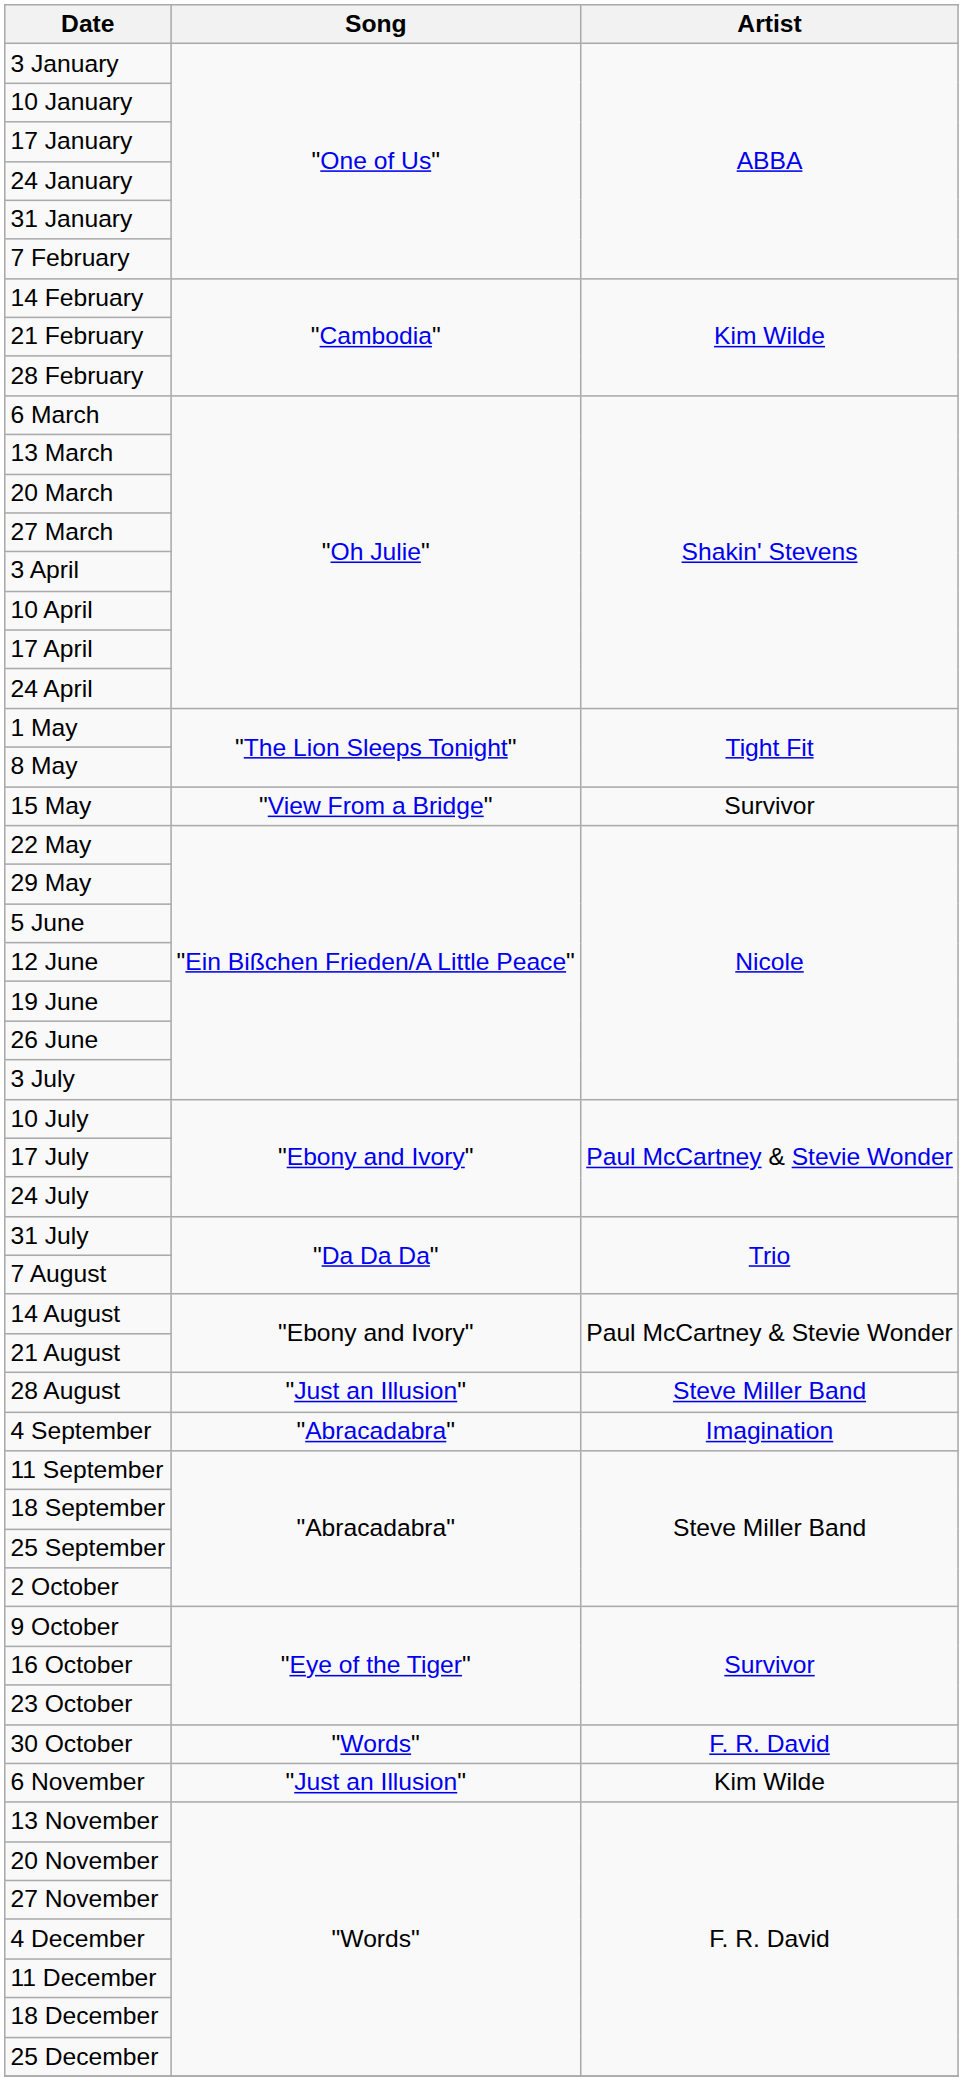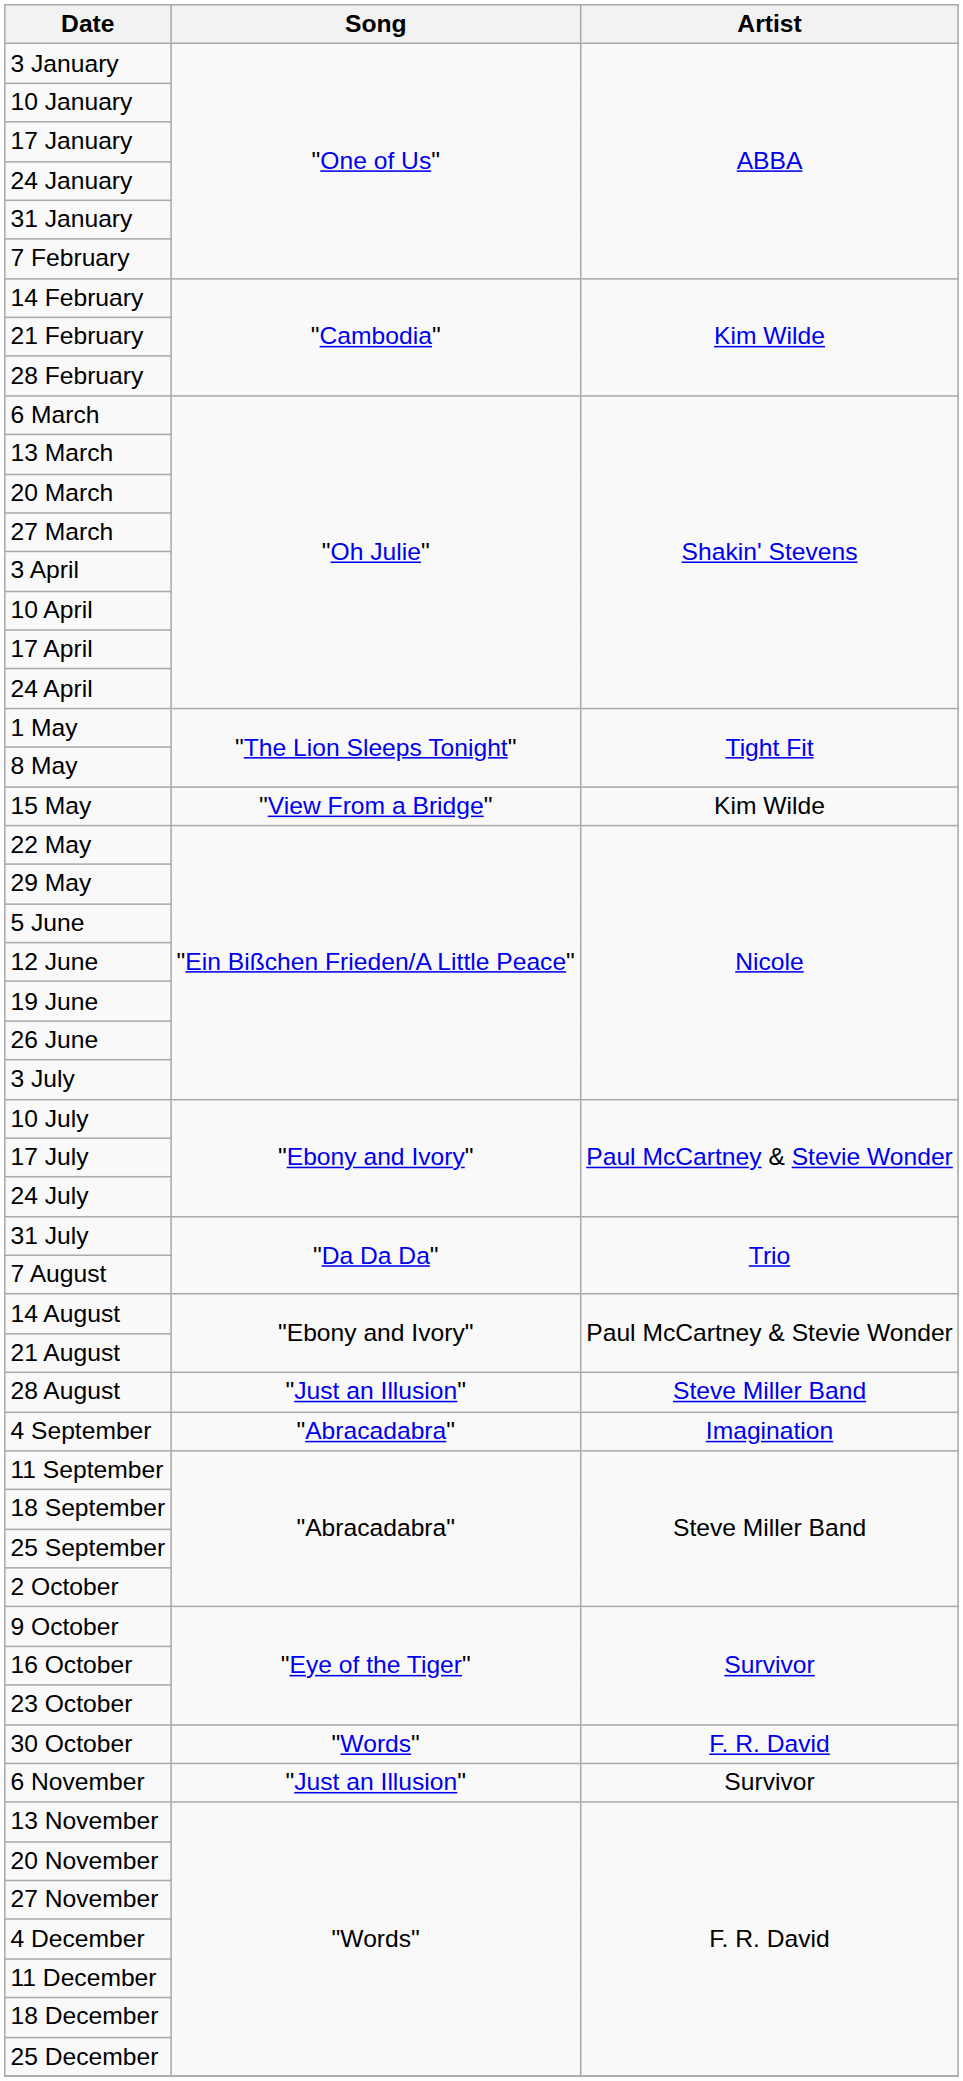(770, 805) Survivor -> (770, 805) Kim Wilde
(770, 1782) Kim Wilde -> (770, 1782) Survivor
